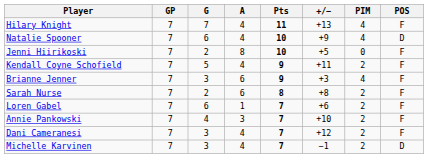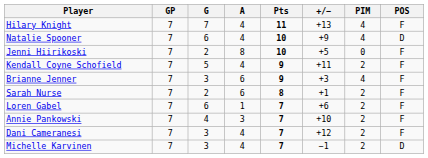(324, 92) +8 -> (324, 92) +1
